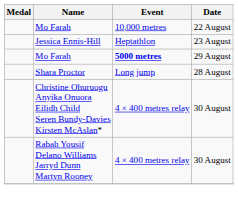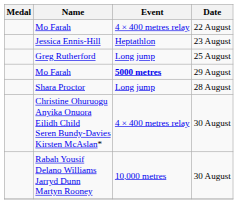(141, 27) 10,000 metres -> (152, 27) 4 × 400 metres relay
+ row: (65, 57)
(152, 161) 4 × 400 metres relay -> (141, 176) 10,000 metres
